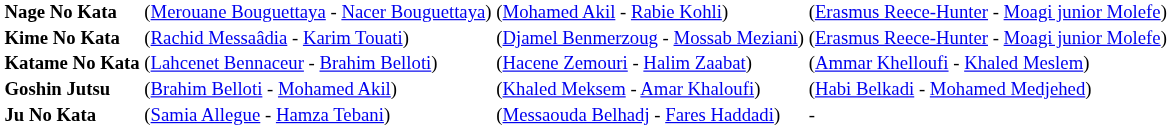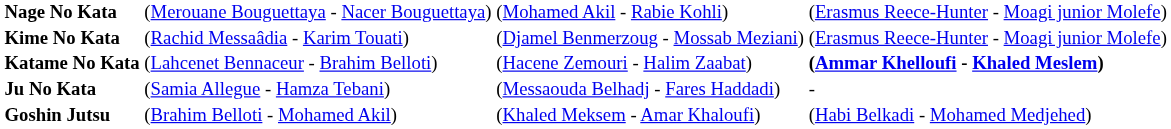(949, 63) normal -> (956, 63) bold
rows swapped: (57, 89) <-> (50, 114)
